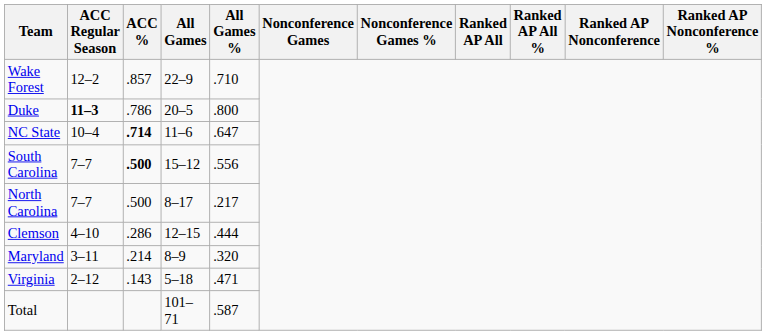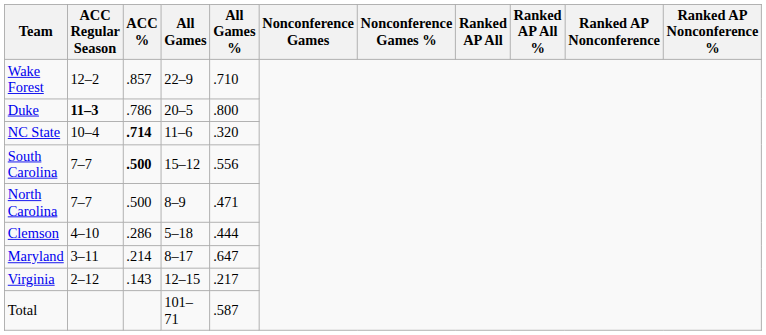(226, 133) .647 -> (226, 133) .320
(179, 203) 8–17 -> (175, 203) 8–9
(226, 203) .217 -> (226, 203) .471
(182, 233) 12–15 -> (179, 233) 5–18
(175, 256) 8–9 -> (179, 256) 8–17
(226, 256) .320 -> (226, 256) .647
(179, 279) 5–18 -> (182, 279) 12–15
(226, 279) .471 -> (226, 279) .217
